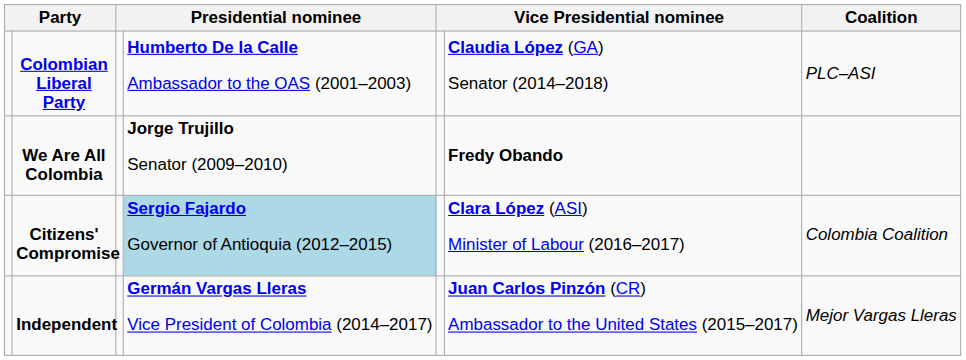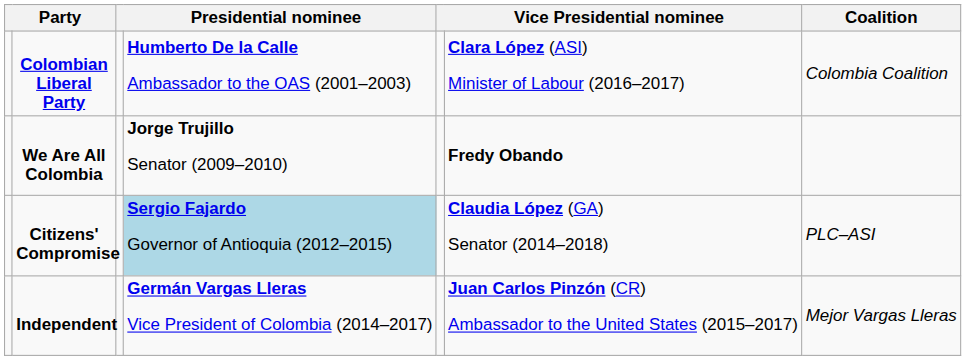(623, 65) Claudia López (GA) Senator (2014–2018) -> (623, 65) Clara López (ASI) Minister of Labour (2016–2017)
(841, 73) PLC–ASI -> (877, 73) Colombia Coalition
(623, 227) Clara López (ASI) Minister of Labour (2016–2017) -> (623, 227) Claudia López (GA) Senator (2014–2018)
(877, 235) Colombia Coalition -> (841, 235) PLC–ASI
